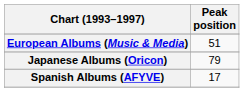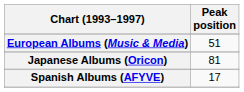(215, 60) 79 -> (215, 60) 81
